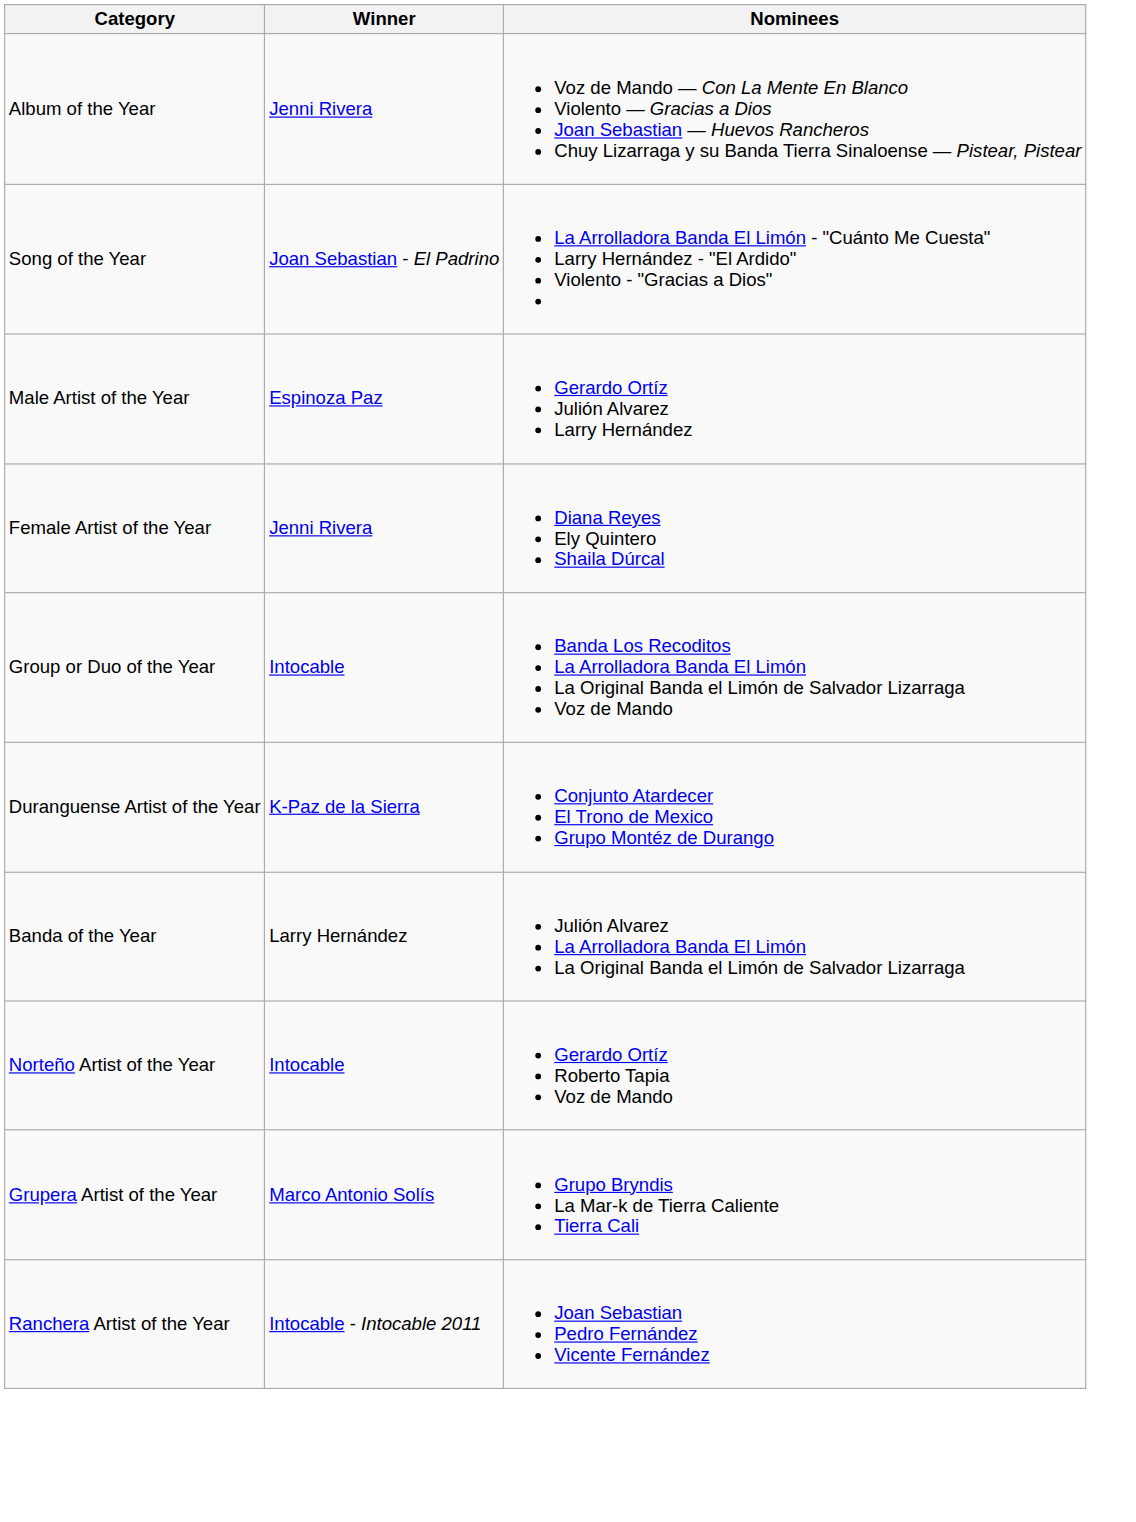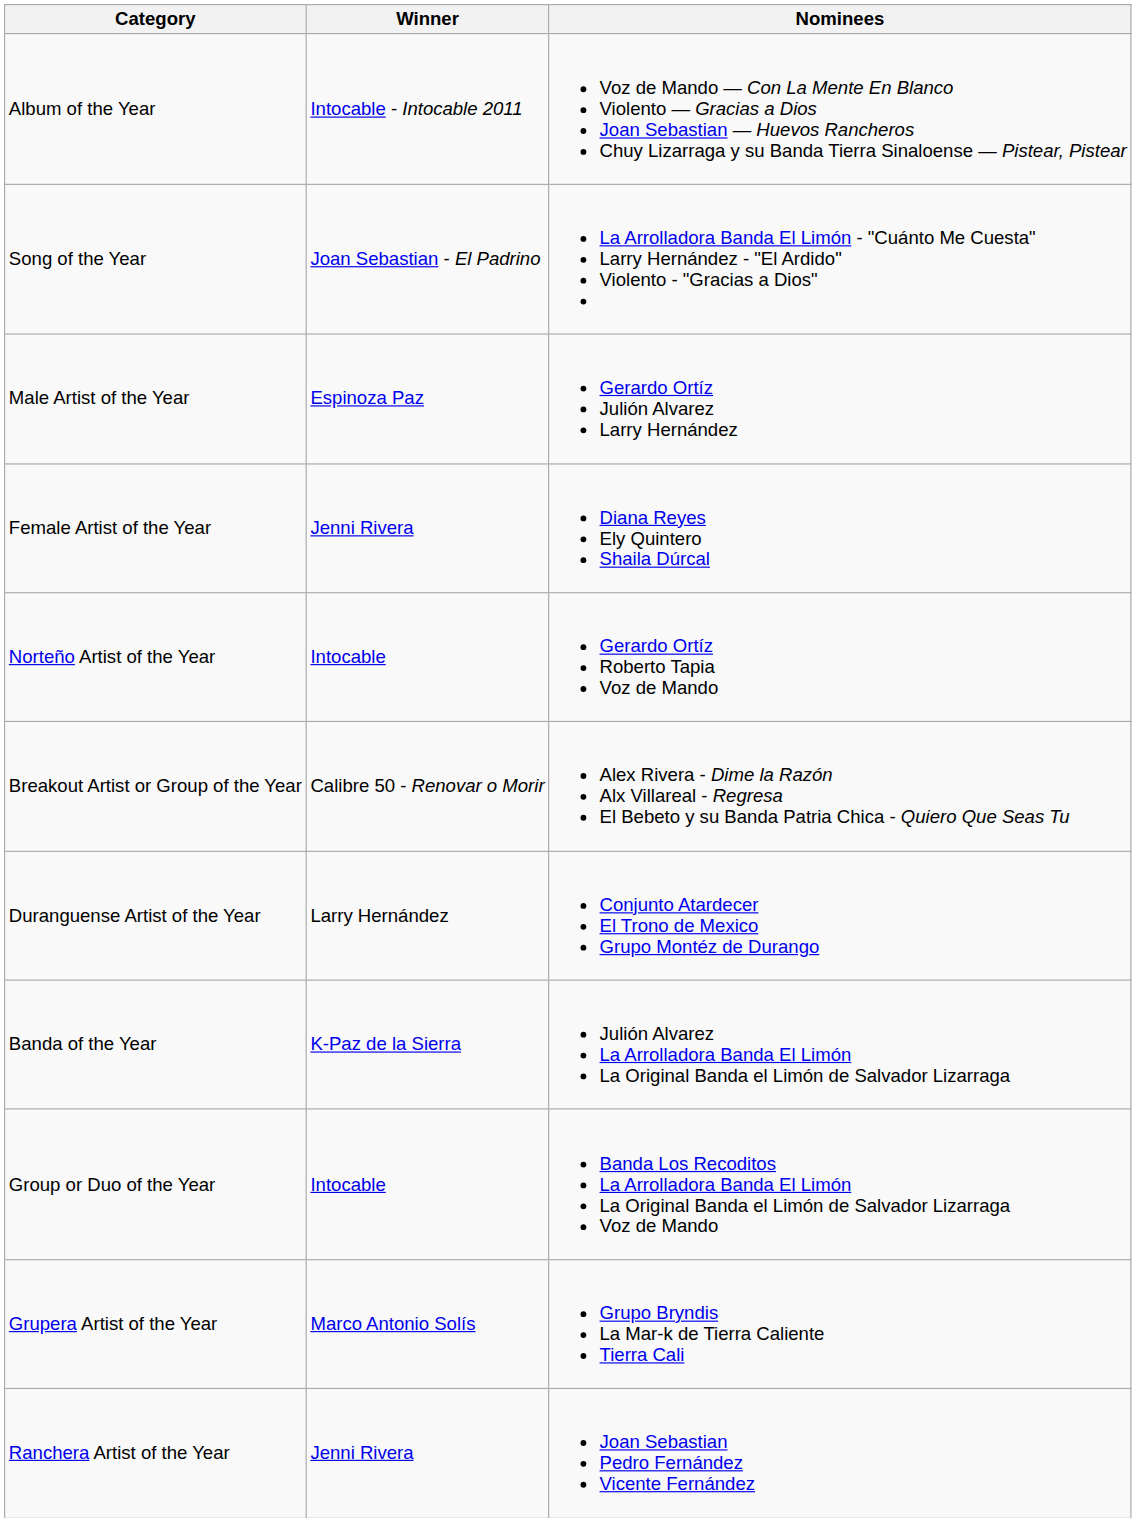(321, 108) Jenni Rivera -> (417, 108) Intocable - Intocable 2011
rows swapped: (112, 667) <-> (112, 1065)
+ row: (155, 786)
(344, 807) K-Paz de la Sierra -> (380, 915) Larry Hernández
(338, 936) Larry Hernández -> (386, 1044) K-Paz de la Sierra
(375, 1323) Intocable - Intocable 2011 -> (362, 1453) Jenni Rivera
